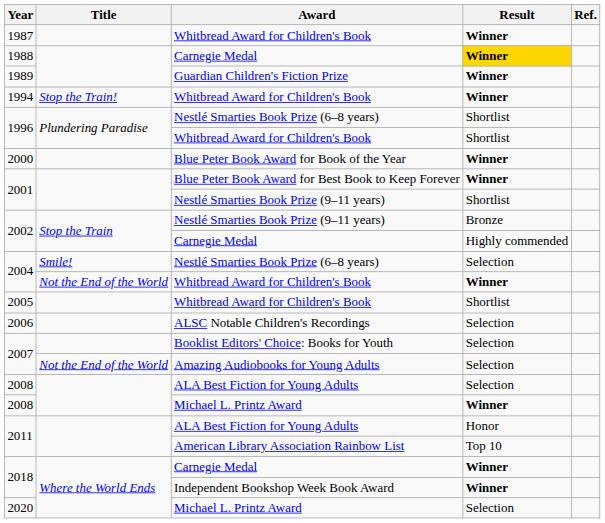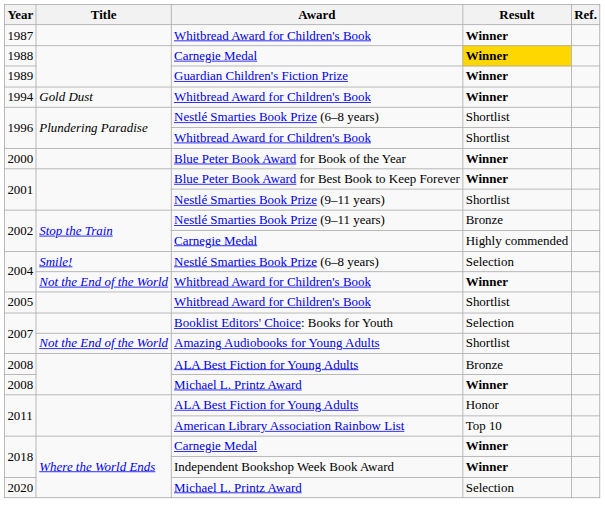(78, 96) Stop the Train! -> (66, 96) Gold Dust
- row: (20, 323)
(490, 364) Selection -> (488, 343) Shortlist
(490, 384) Selection -> (484, 364) Bronze
